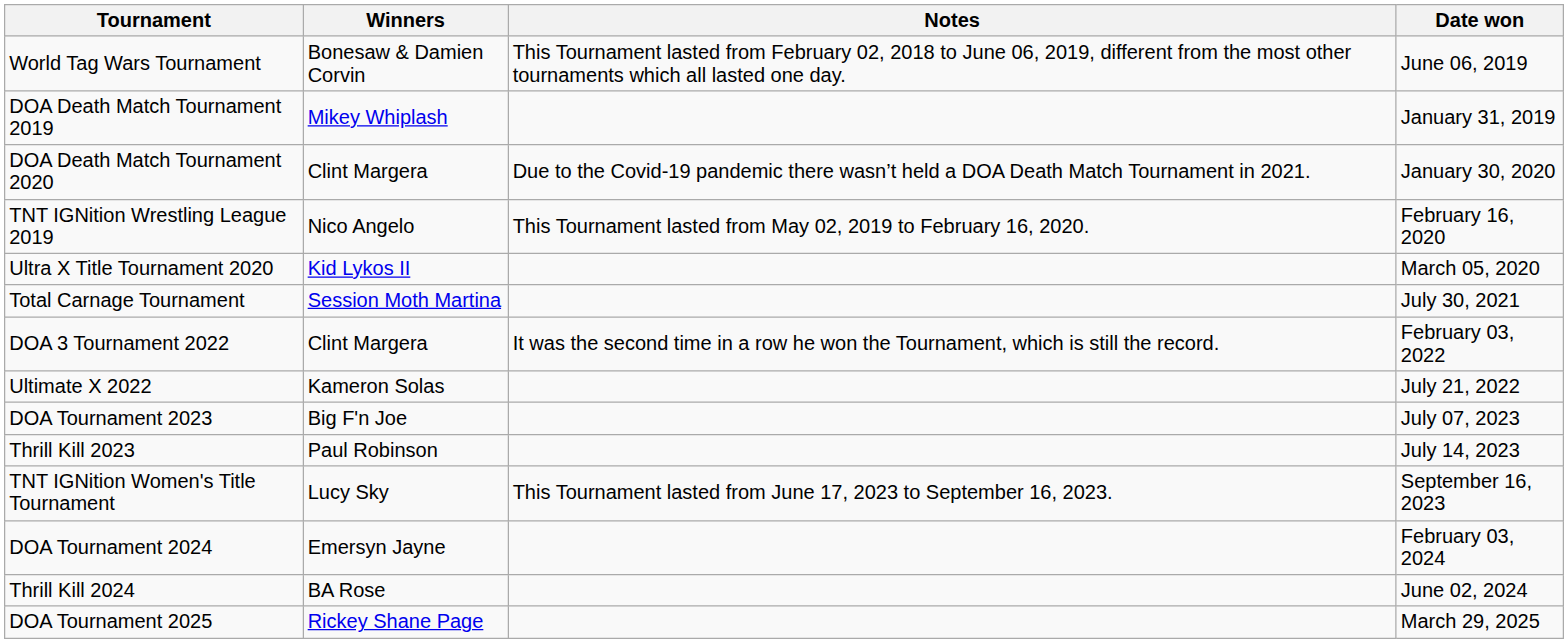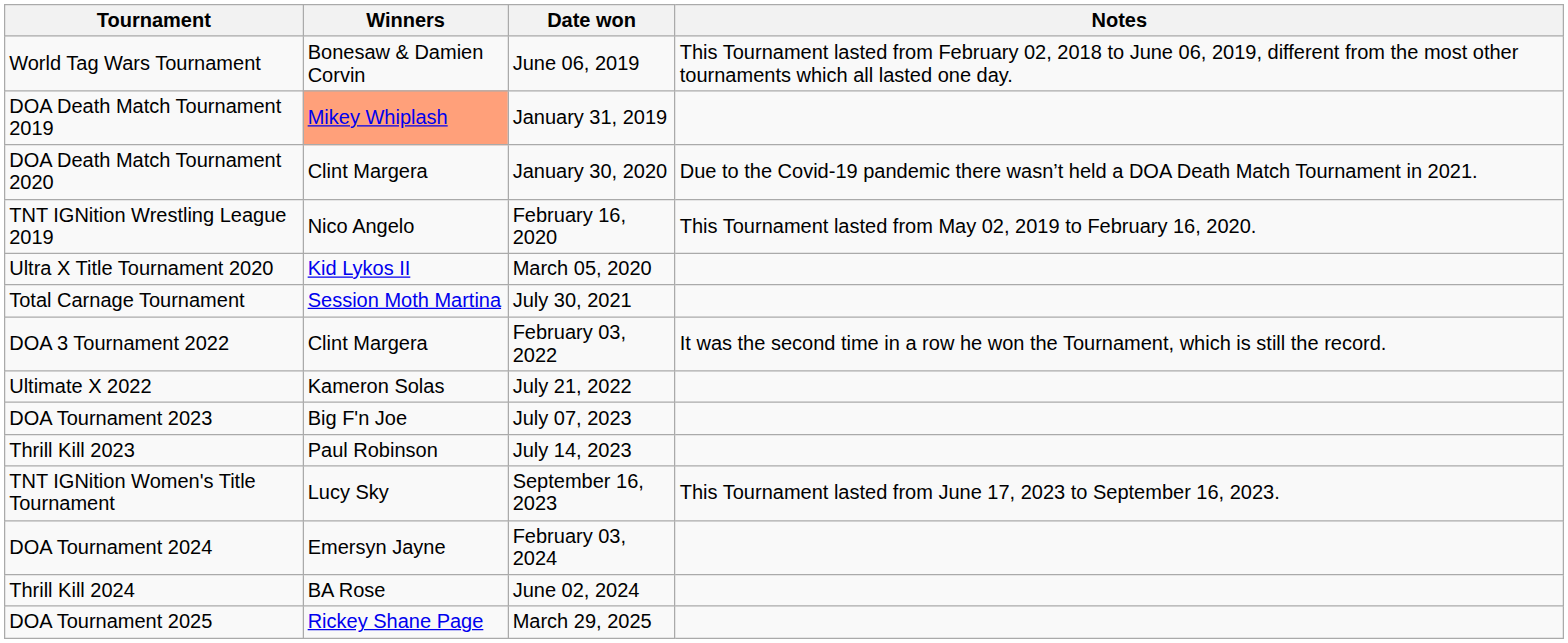columns swapped: (1480, 20) <-> (952, 20)
(378, 117) no background -> (378, 117) lightsalmon background
